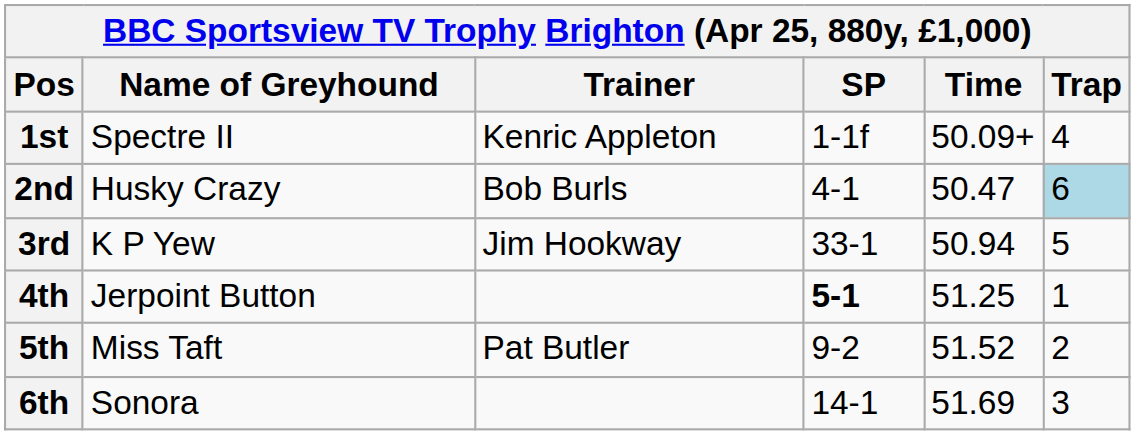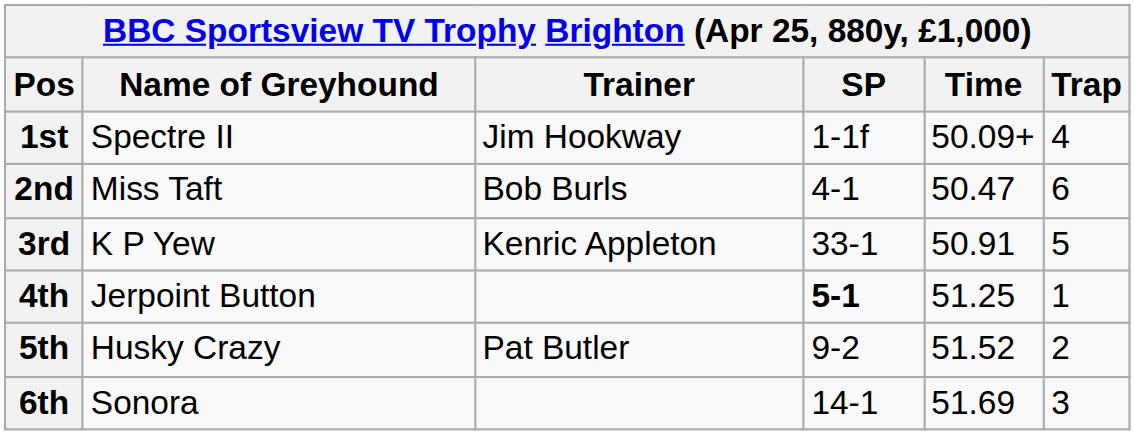(600, 137) Kenric Appleton -> (582, 137) Jim Hookway
(186, 190) Husky Crazy -> (157, 190) Miss Taft
(1061, 190) lightblue background -> (1061, 190) no background
(582, 243) Jim Hookway -> (600, 243) Kenric Appleton
(973, 243) 50.94 -> (973, 243) 50.91
(157, 349) Miss Taft -> (186, 349) Husky Crazy
